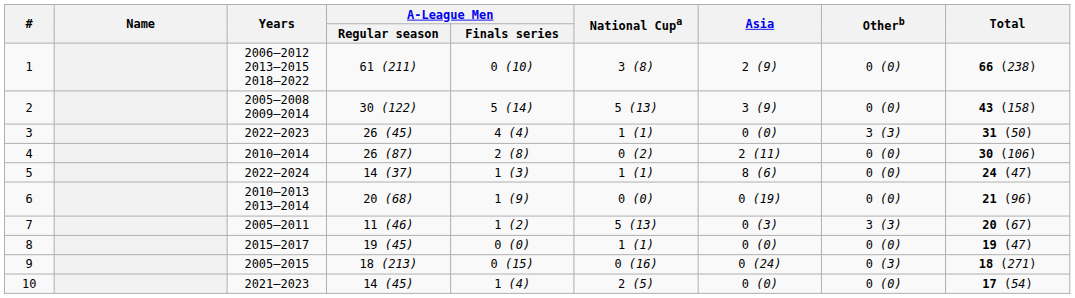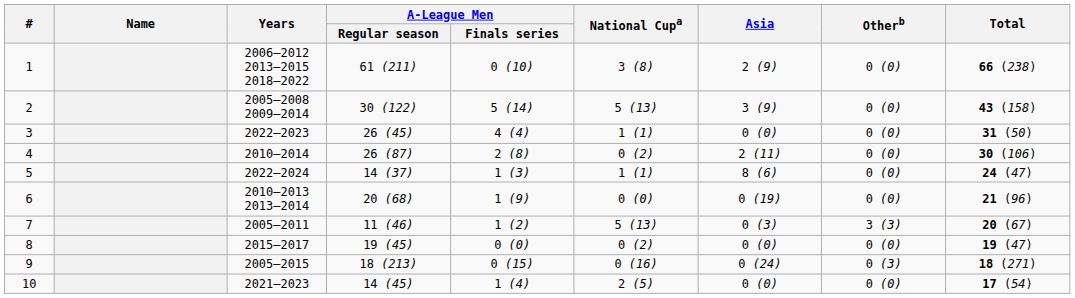(884, 134) 3 (3) -> (884, 134) 0 (0)
(636, 245) 1 (1) -> (636, 245) 0 (2)
